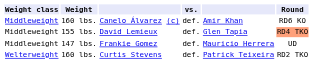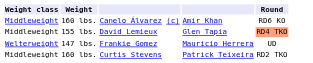- column: (191, 9)
(32, 44) Middleweight -> (32, 44) Welterweight
(32, 55) Welterweight -> (32, 55) Middleweight
